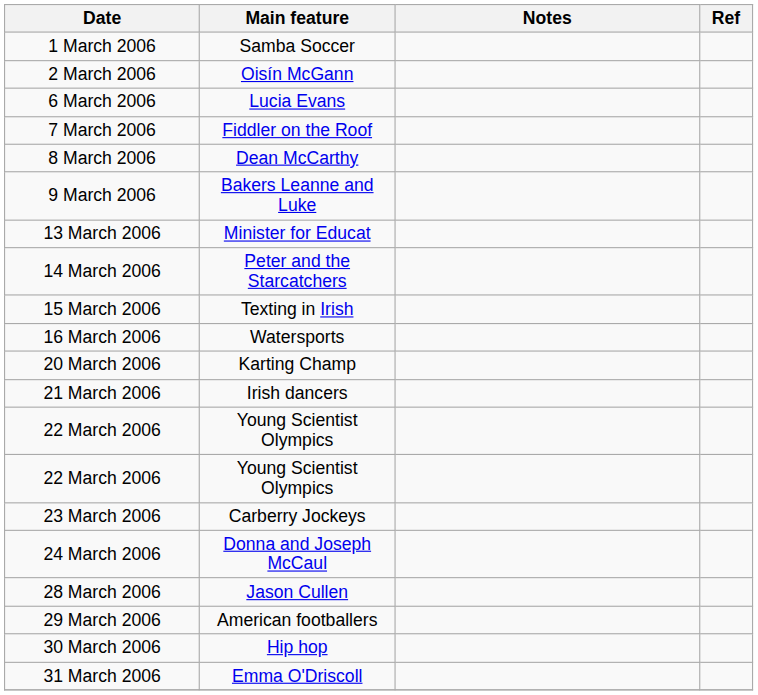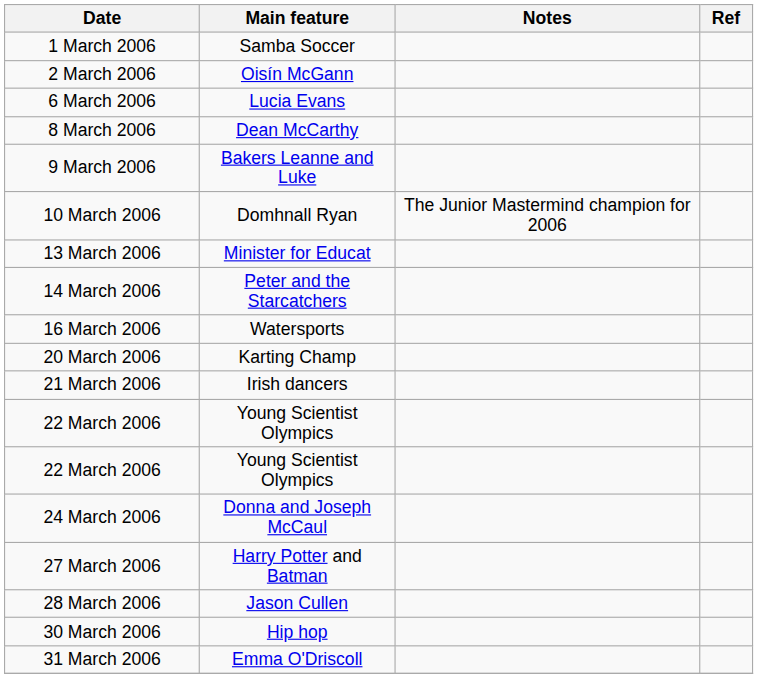- row: (102, 130)
+ row: (102, 215)
- row: (102, 309)
- row: (102, 516)
+ row: (102, 565)
- row: (102, 619)
